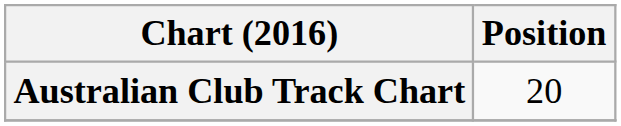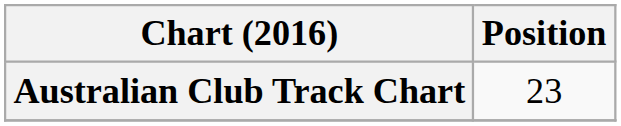(544, 90) 20 -> (544, 90) 23
